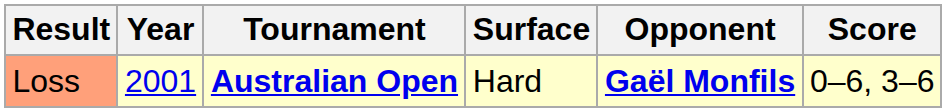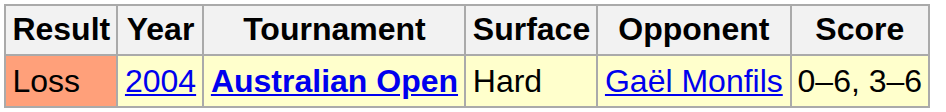(161, 80) 2001 -> (161, 80) 2004
(700, 80) bold -> (694, 80) normal
